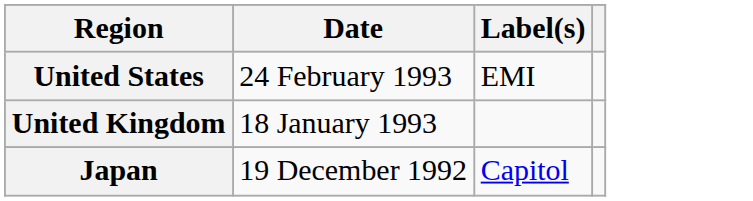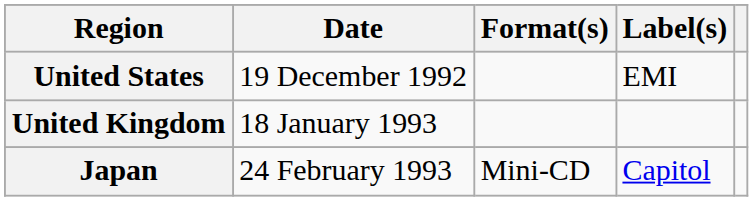+ column: (545, 28)
(346, 75) 24 February 1993 -> (353, 75) 19 December 1992
(353, 170) 19 December 1992 -> (346, 170) 24 February 1993
